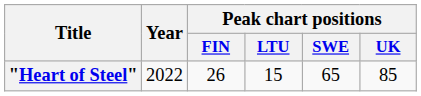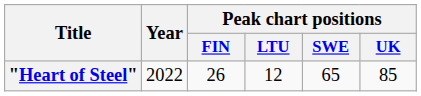(273, 75) 15 -> (273, 75) 12
